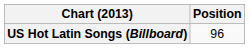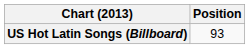(217, 33) 96 -> (217, 33) 93
